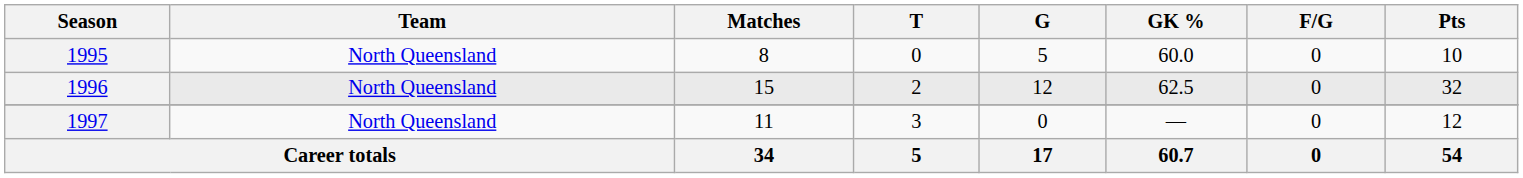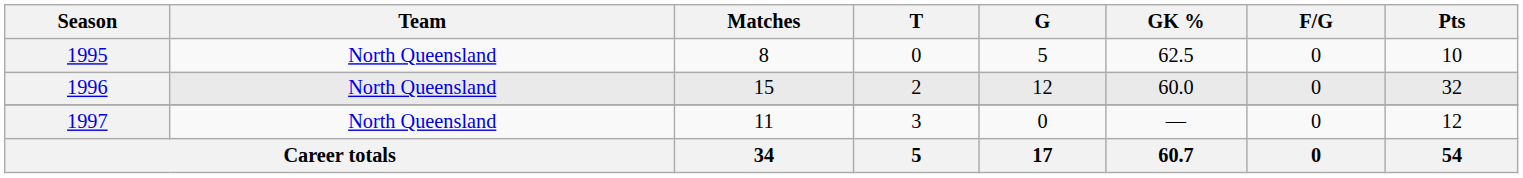(1176, 55) 60.0 -> (1176, 55) 62.5
(1176, 88) 62.5 -> (1176, 88) 60.0
